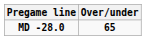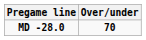(110, 28) 65 -> (110, 28) 70
